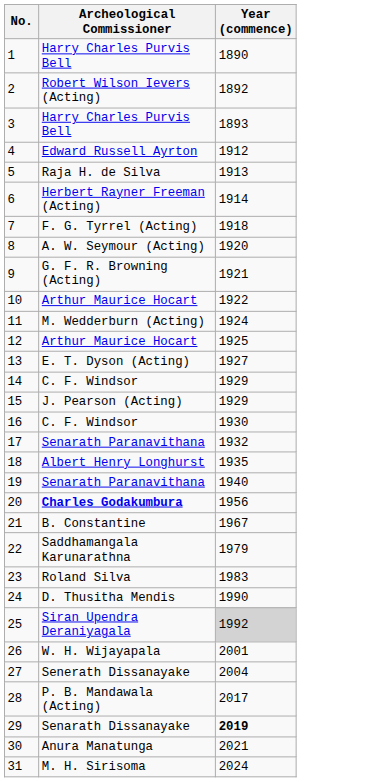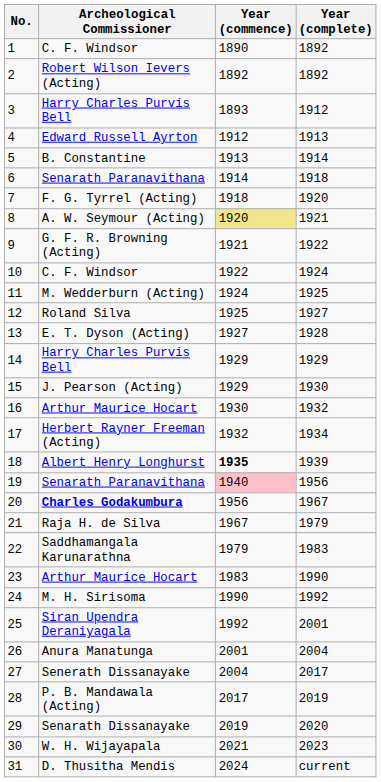+ column: (336, 22)
(116, 56) Harry Charles Purvis Bell -> (90, 49) C. F. Windsor
(101, 172) Raja H. de Silva -> (94, 158) B. Constantine
(123, 199) Herbert Rayner Freeman (Acting) -> (123, 178) Senarath Paranavithana
(233, 247) no background -> (233, 218) khaki background
(120, 301) Arthur Maurice Hocart -> (90, 273) C. F. Windsor
(120, 342) Arthur Maurice Hocart -> (86, 313) Roland Silva
(90, 382) C. F. Windsor -> (116, 360) Harry Charles Purvis Bell
(90, 422) C. F. Windsor -> (120, 408) Arthur Maurice Hocart
(123, 442) Senarath Paranavithana -> (123, 435) Herbert Rayner Freeman (Acting)
(233, 462) normal -> (233, 462) bold
(233, 482) no background -> (233, 482) pink background
(94, 523) B. Constantine -> (101, 523) Raja H. de Silva
(86, 577) Roland Silva -> (120, 577) Arthur Maurice Hocart
(108, 597) D. Thusitha Mendis -> (94, 597) M. H. Sirisoma
(233, 625) lightgrey background -> (233, 625) no background
(101, 652) W. H. Wijayapala -> (97, 652) Anura Manatunga
(233, 727) bold -> (233, 727) normal
(97, 747) Anura Manatunga -> (101, 747) W. H. Wijayapala
(94, 767) M. H. Sirisoma -> (108, 767) D. Thusitha Mendis
